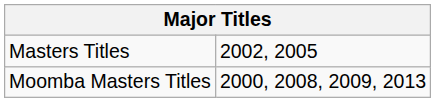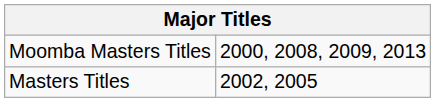rows swapped: (69, 50) <-> (110, 81)
